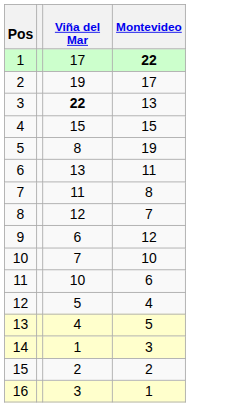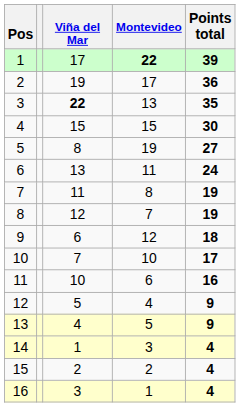+ column: (210, 26)
